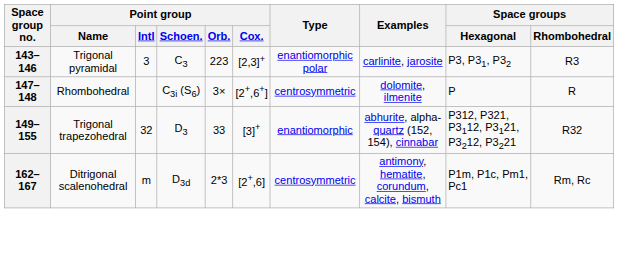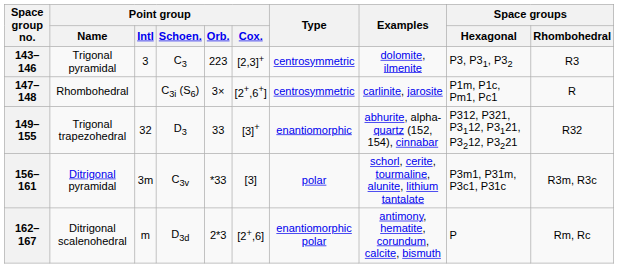(315, 61) enantiomorphic polar -> (314, 61) centrosymmetric
(403, 61) carlinite, jarosite -> (403, 61) dolomite, ilmenite
(403, 91) dolomite, ilmenite -> (403, 91) carlinite, jarosite
(452, 91) P -> (475, 91) P1m, P1c, Pm1, Pc1
+ row: (27, 180)
(315, 180) centrosymmetric -> (314, 235) enantiomorphic polar
(488, 180) P1m, P1c, Pm1, Pc1 -> (453, 235) P
